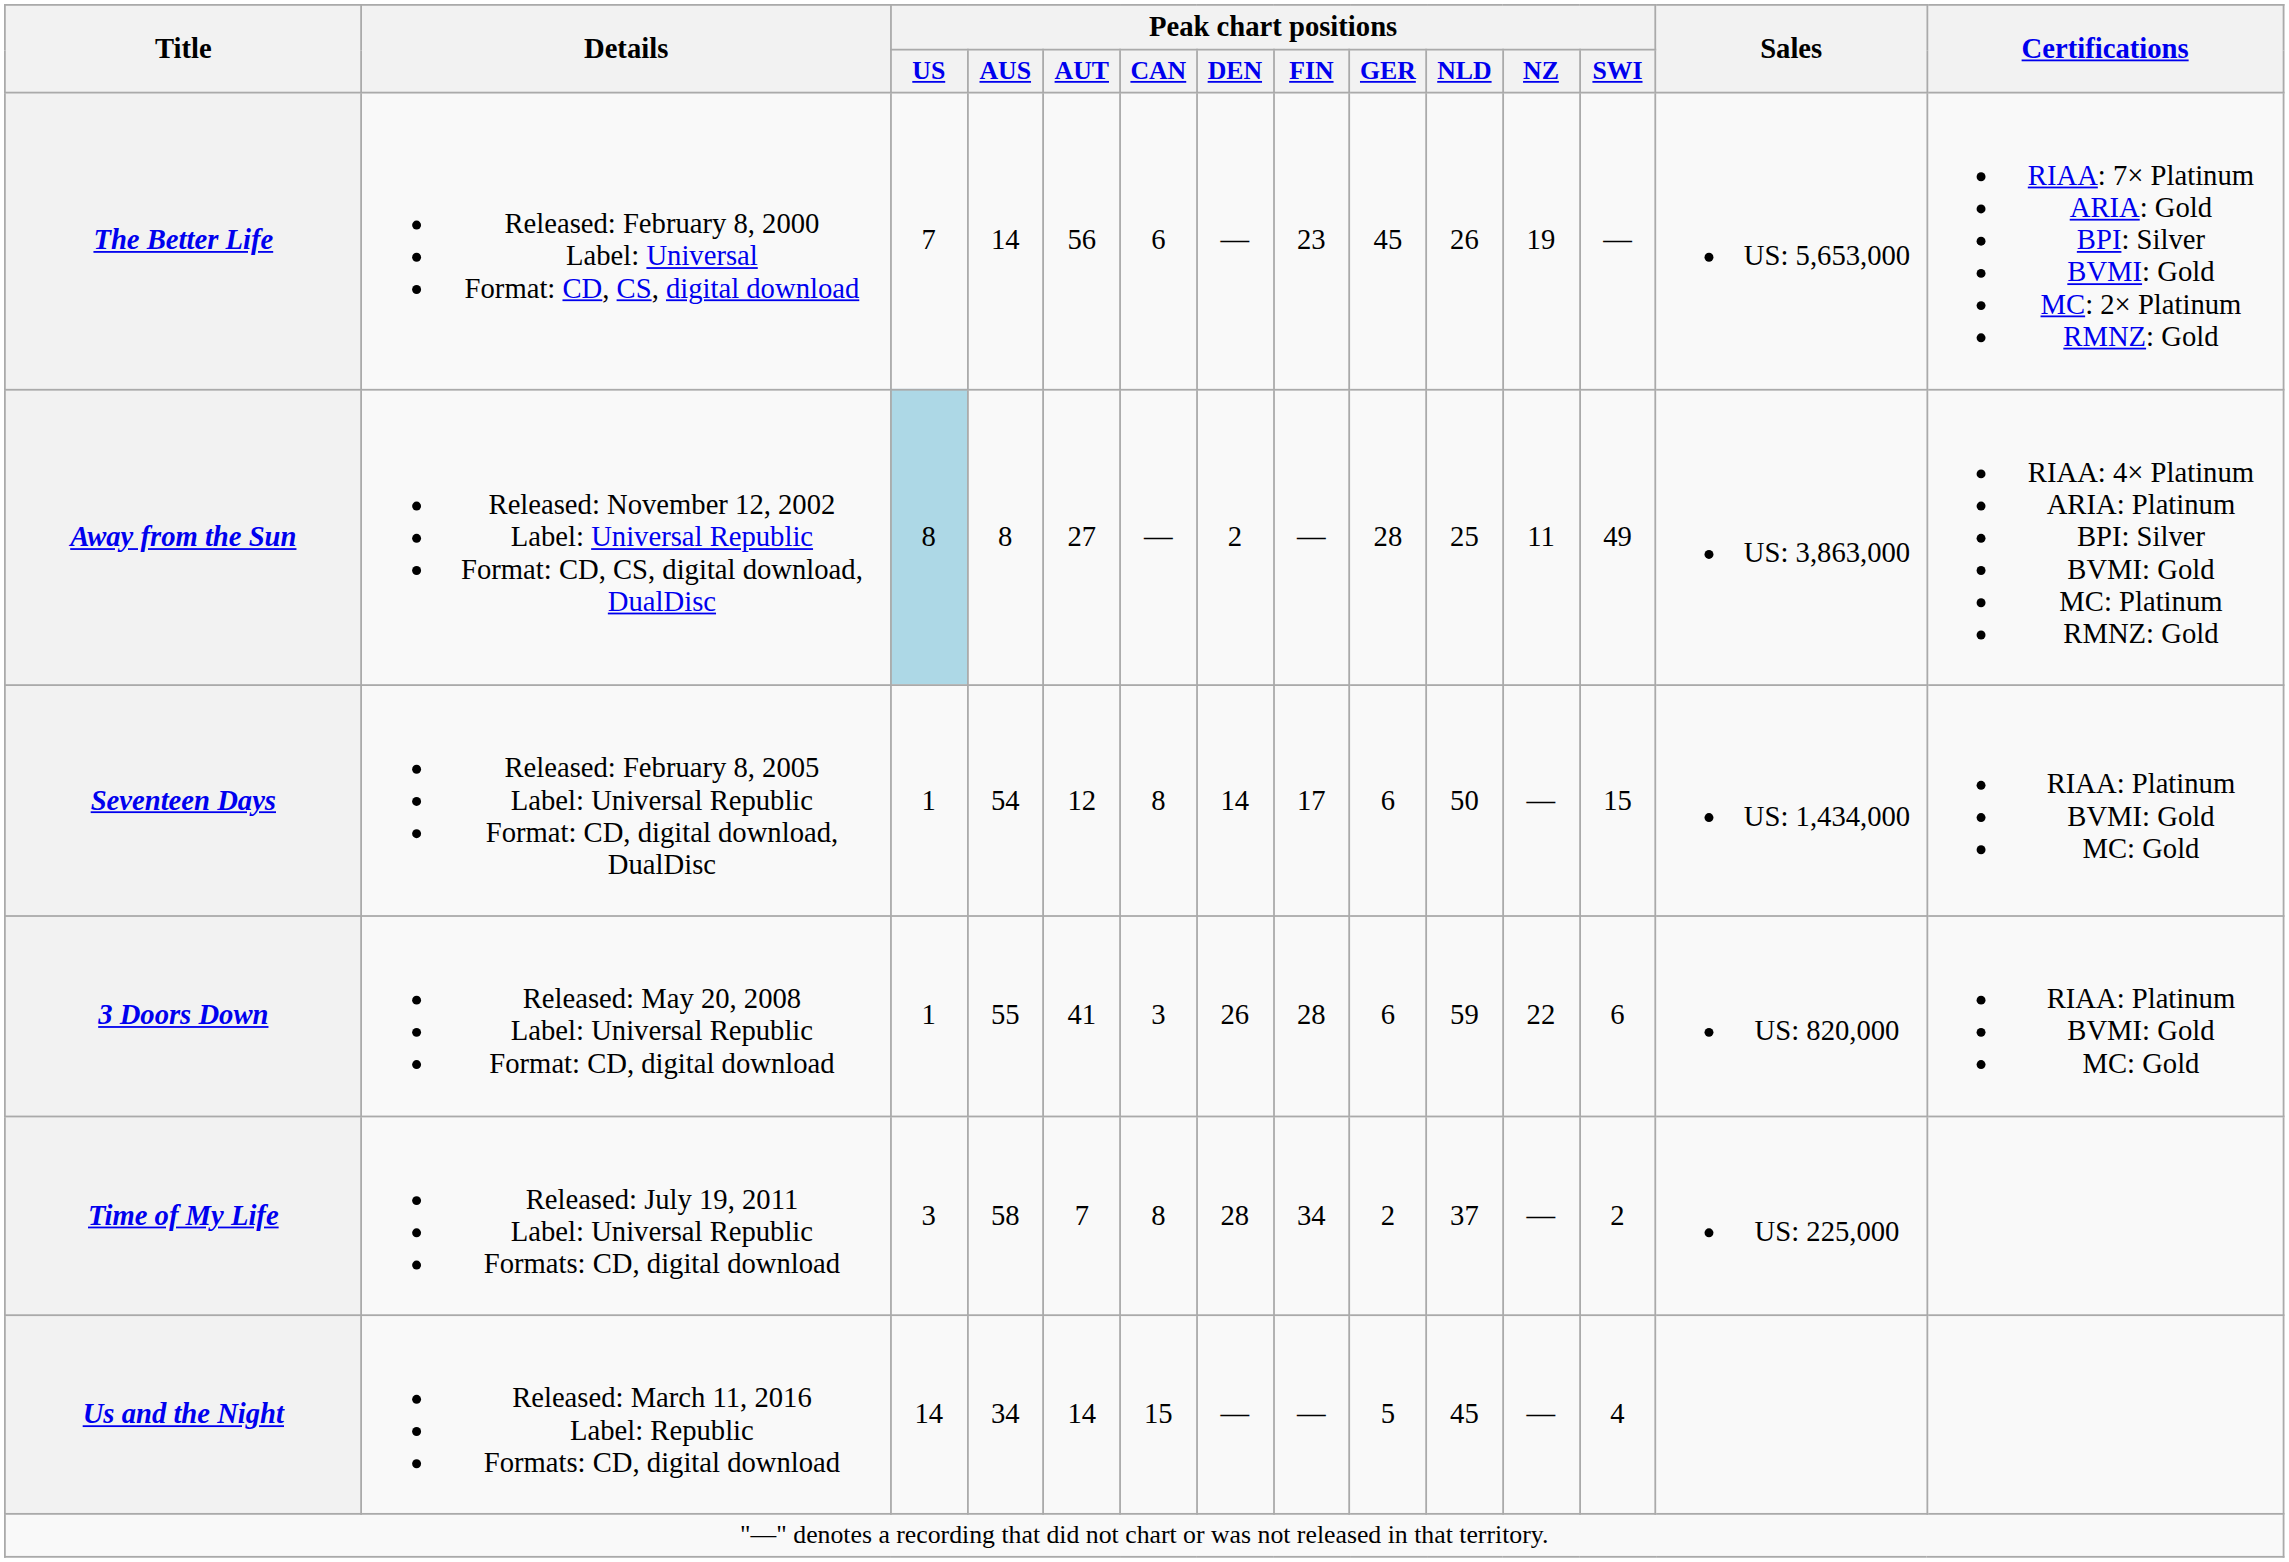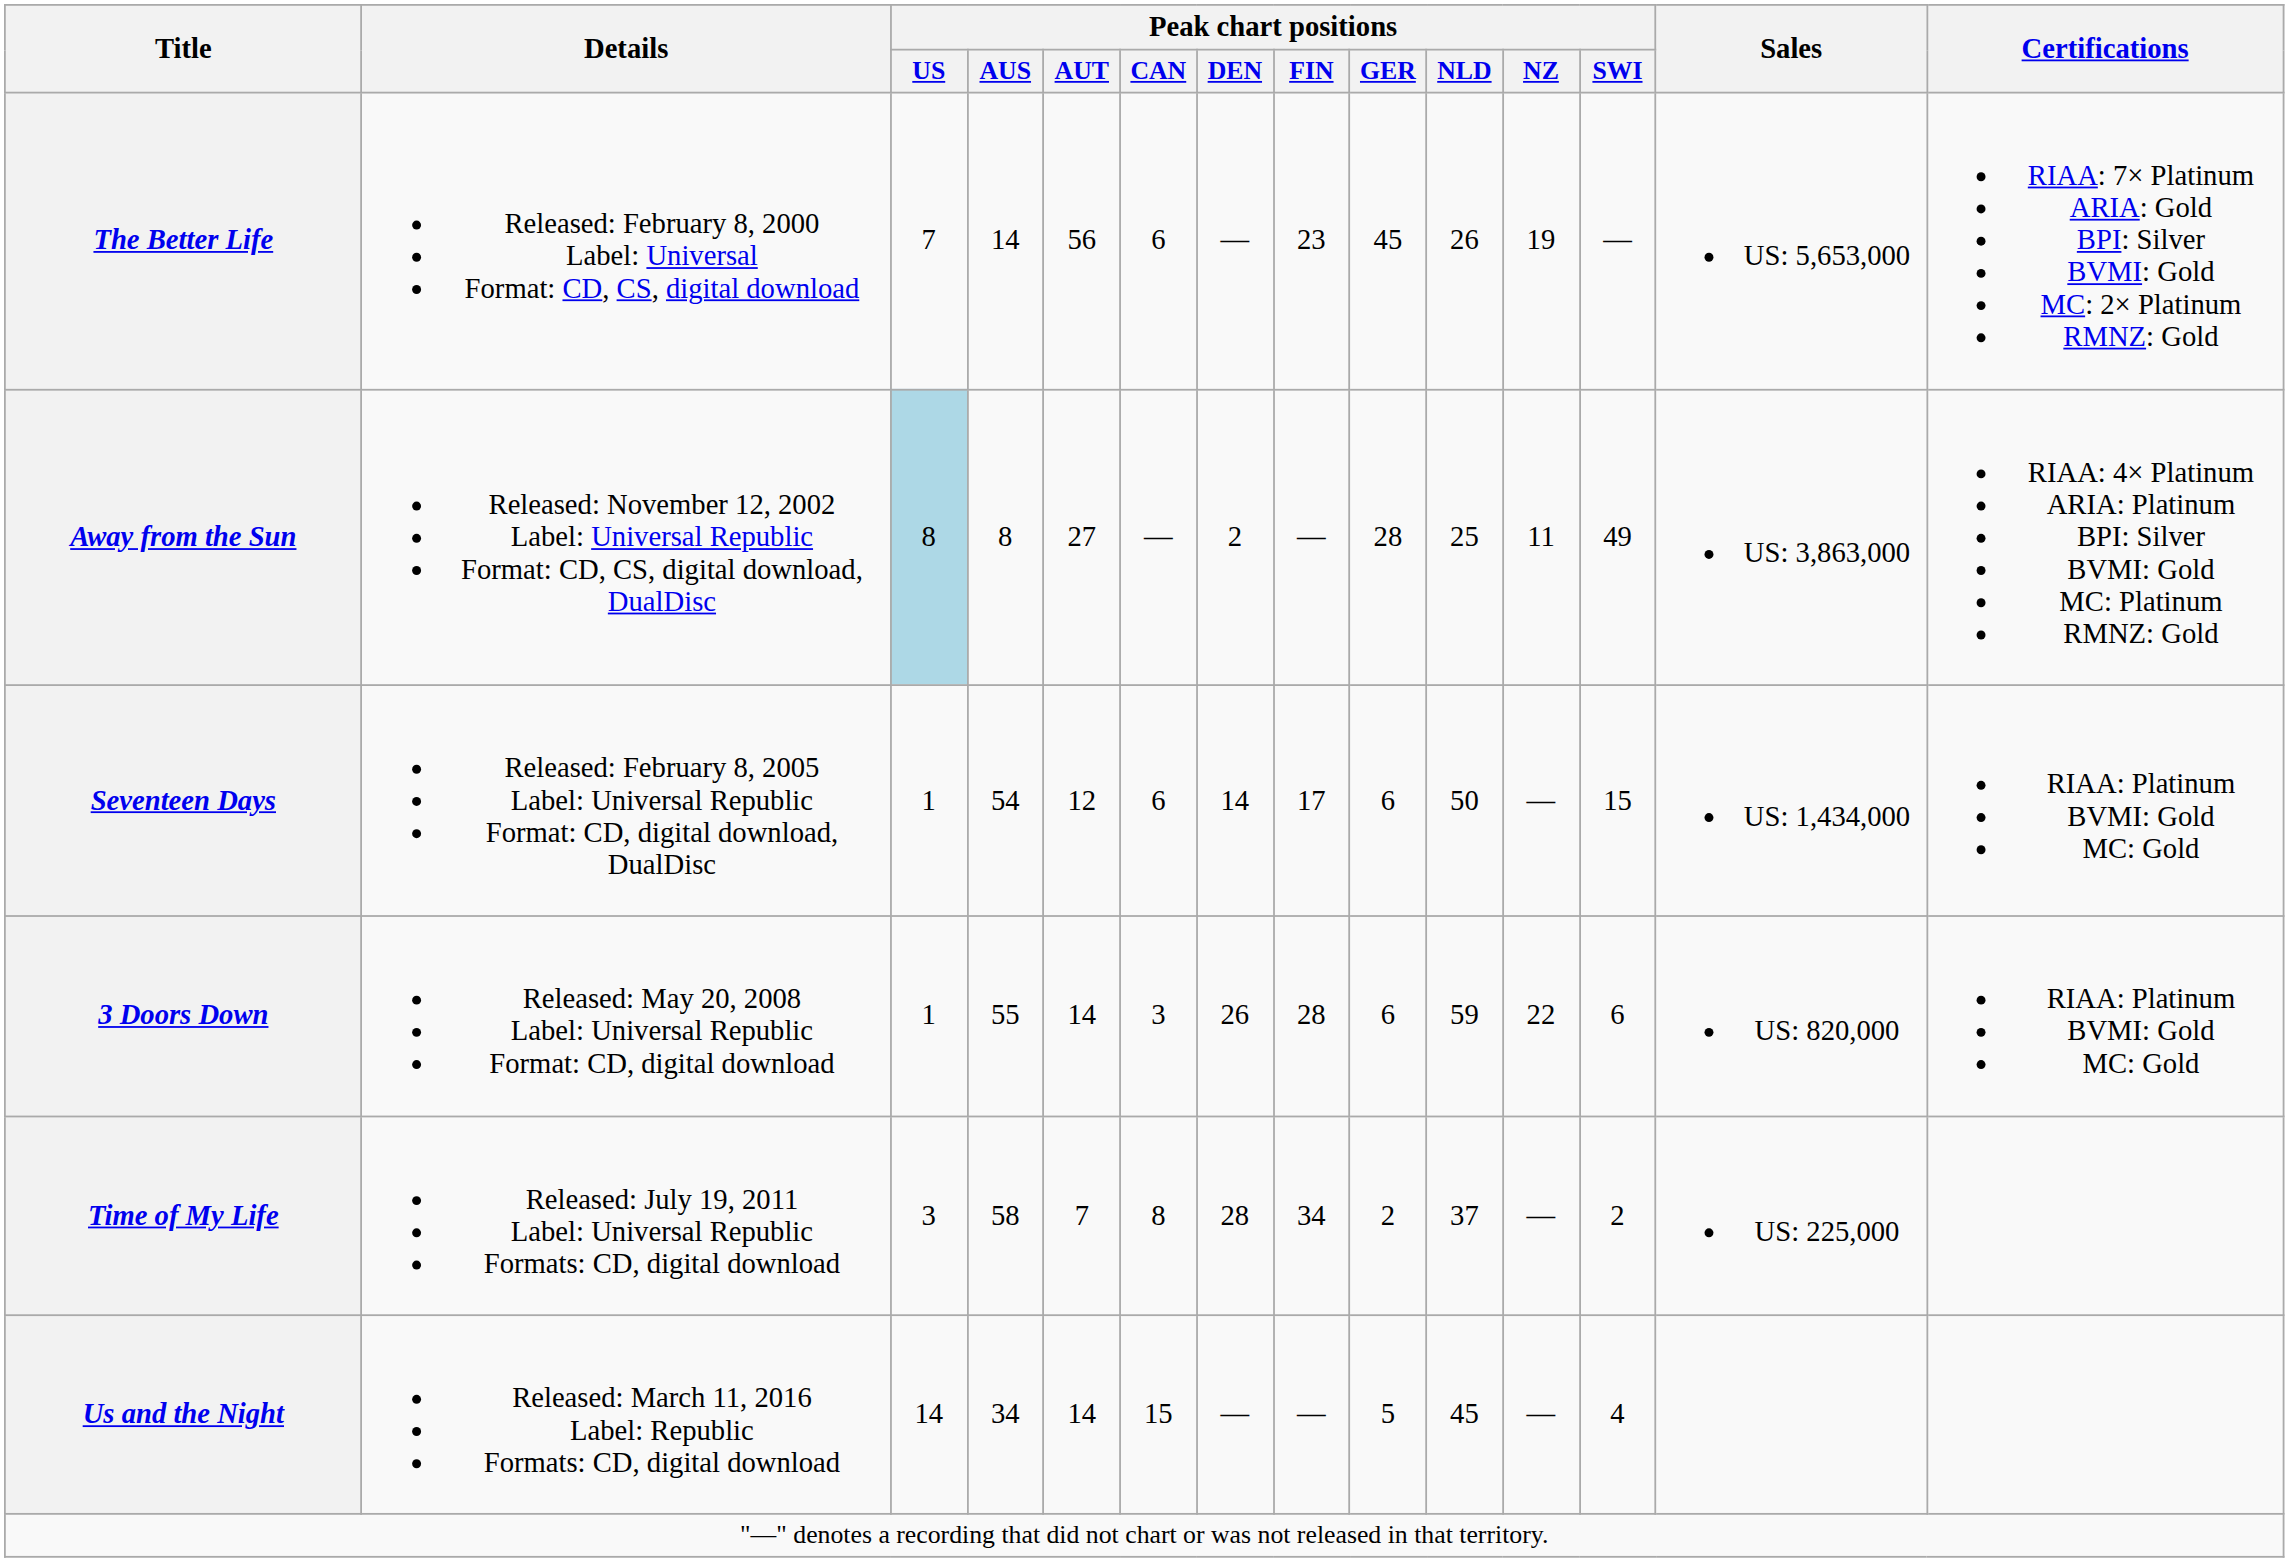(1158, 800) 8 -> (1158, 800) 6
(1082, 1015) 41 -> (1082, 1015) 14
